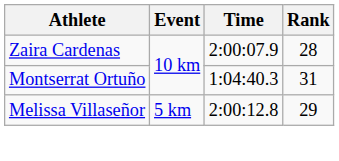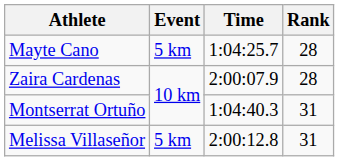+ row: (54, 50)
(308, 110) 29 -> (308, 140) 31
